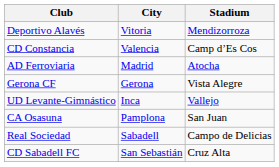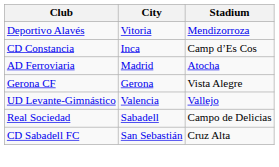(140, 48) Valencia -> (130, 48) Inca
(130, 100) Inca -> (140, 100) Valencia
- row: (34, 118)
